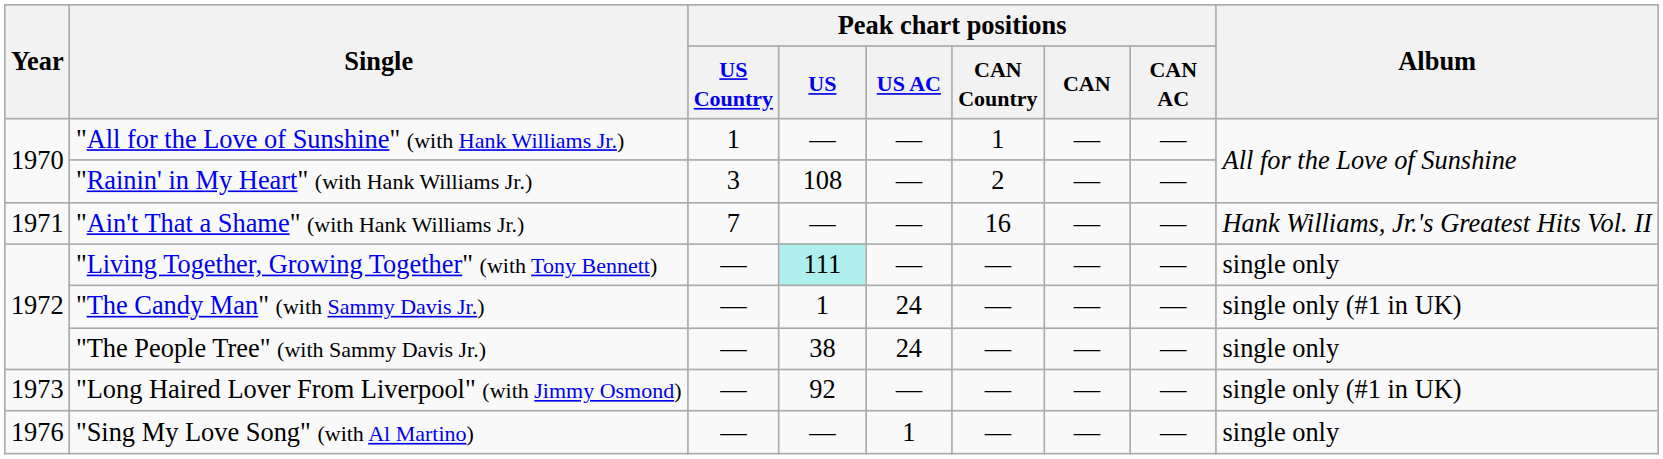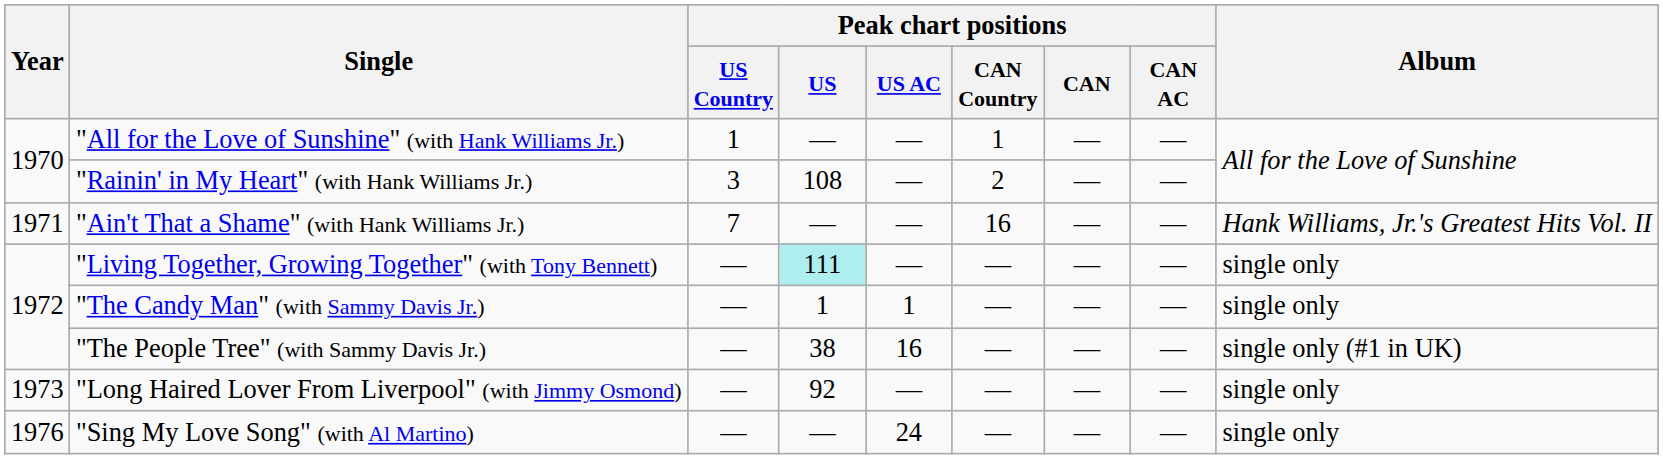(909, 306) 24 -> (909, 306) 1
(1342, 306) single only (#1 in UK) -> (1281, 306) single only
(909, 348) 24 -> (909, 348) 16
(1281, 348) single only -> (1342, 348) single only (#1 in UK)
(1342, 390) single only (#1 in UK) -> (1281, 390) single only
(909, 431) 1 -> (909, 431) 24
